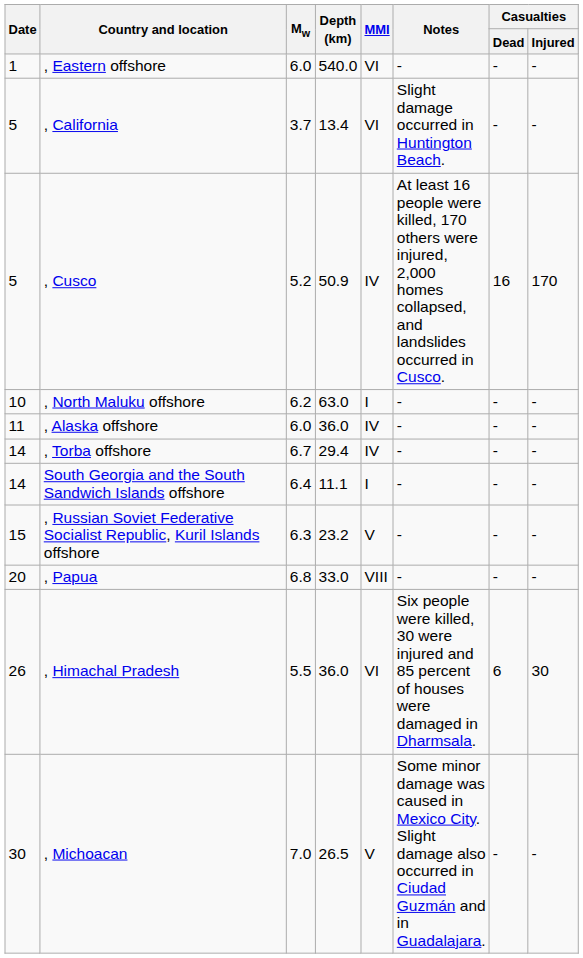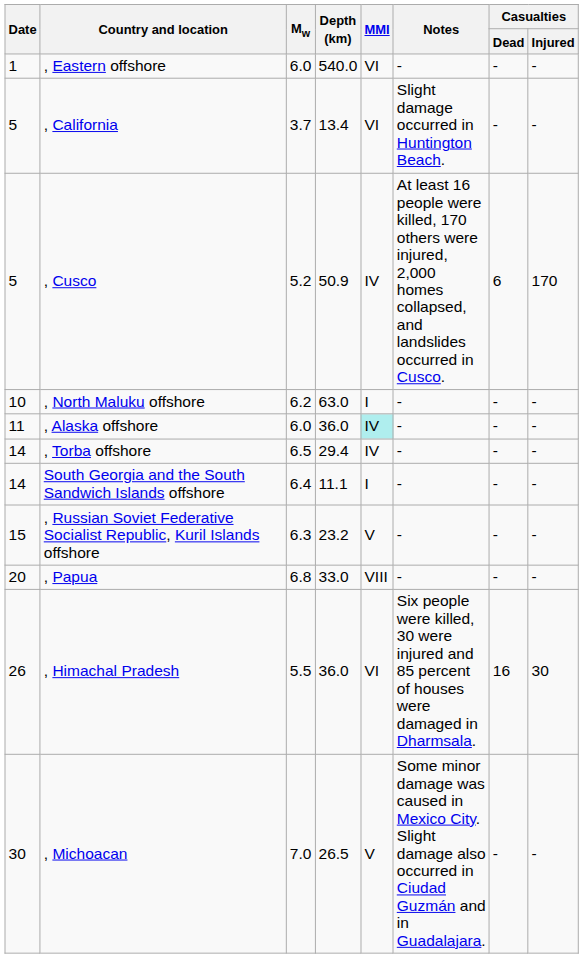(501, 281) 16 -> (497, 281) 6
(372, 426) no background -> (372, 426) paleturquoise background
(301, 451) 6.7 -> (301, 451) 6.5
(497, 671) 6 -> (501, 671) 16
